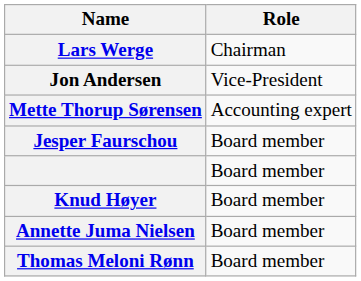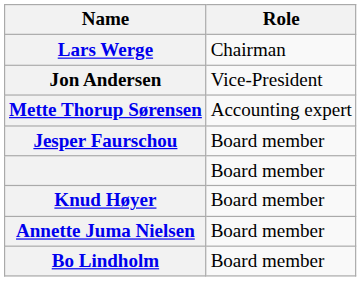- row: (105, 261)
+ row: (105, 261)
